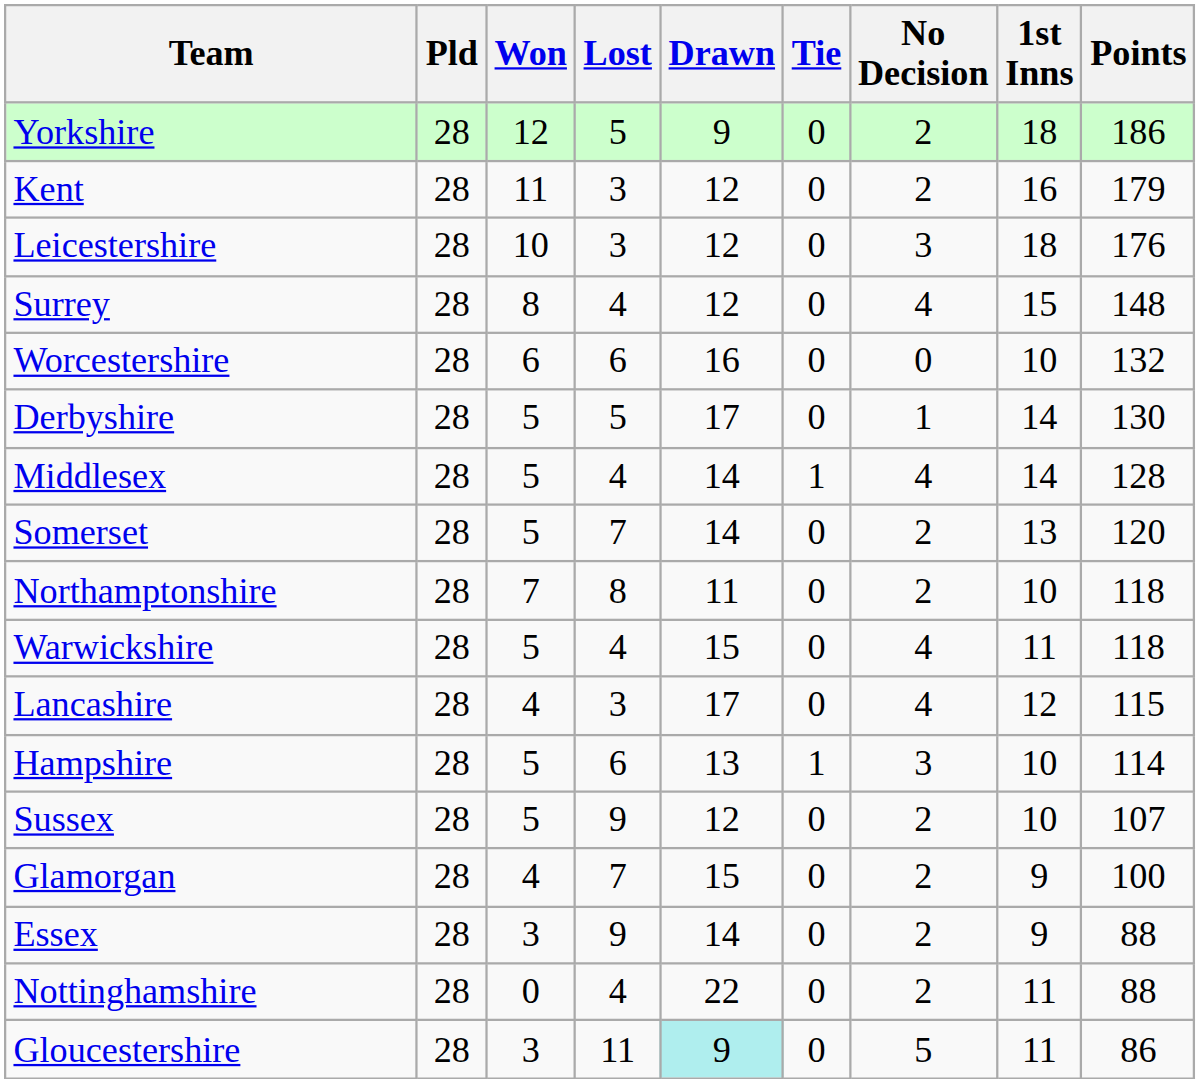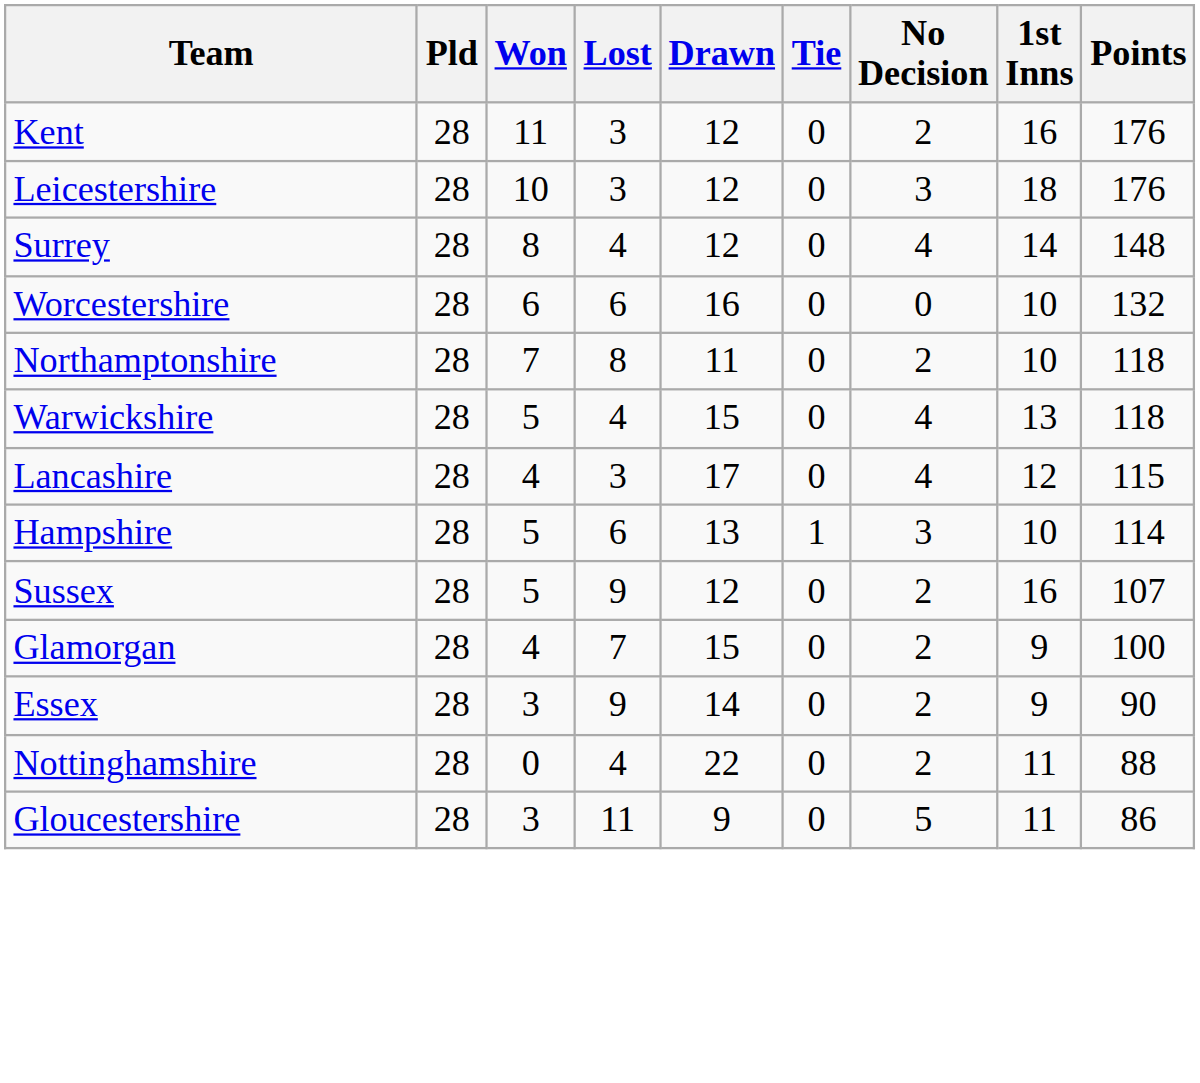- row: (84, 131)
(1138, 188) 179 -> (1138, 131) 176
(1039, 303) 15 -> (1039, 245) 14
- row: (94, 417)
- row: (90, 475)
- row: (81, 532)
(1039, 647) 11 -> (1039, 417) 13
(1039, 819) 10 -> (1039, 589) 16
(1138, 934) 88 -> (1138, 704) 90
(722, 1048) paleturquoise background -> (722, 819) no background
